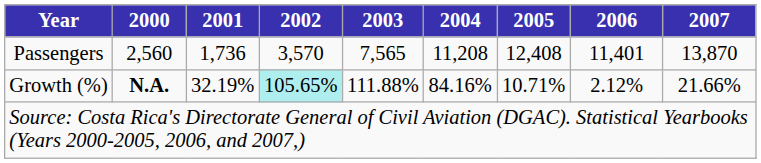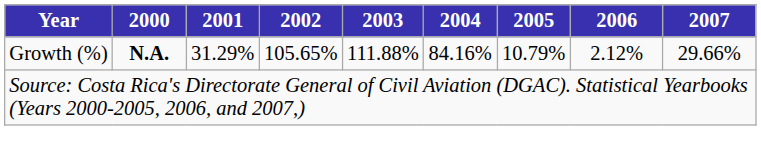- row: (59, 53)
(223, 85) 32.19% -> (223, 53) 31.29%
(301, 85) paleturquoise background -> (301, 53) no background
(534, 85) 10.71% -> (534, 53) 10.79%
(709, 85) 21.66% -> (709, 53) 29.66%
